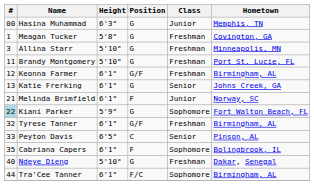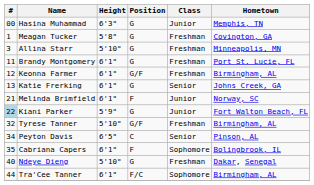(110, 61) 5'10" -> (108, 61) 6'1"
(190, 111) Sophomore -> (183, 111) Junior
(108, 124) 6'1" -> (110, 124) 5'10"
(11, 136) 33 -> (11, 136) 34
